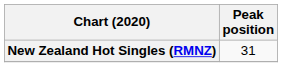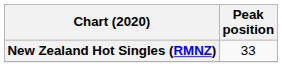(248, 51) 31 -> (248, 51) 33
